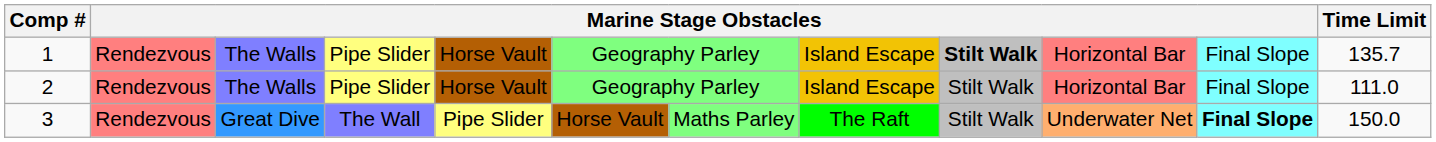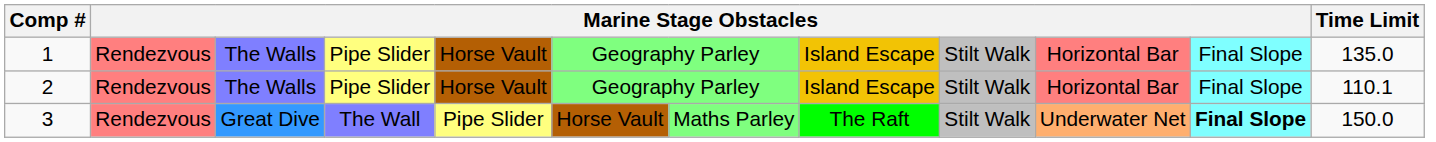(991, 53) bold -> (987, 53) normal
(1374, 53) 135.7 -> (1367, 53) 135.0
(1374, 86) 111.0 -> (1367, 86) 110.1
